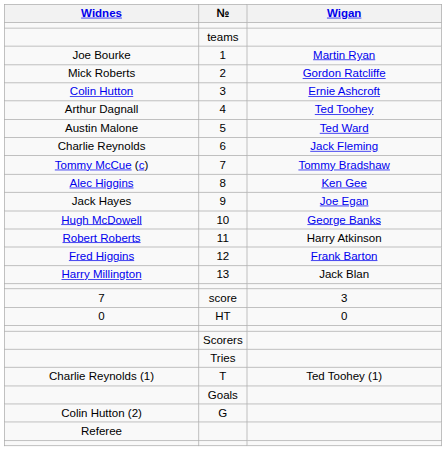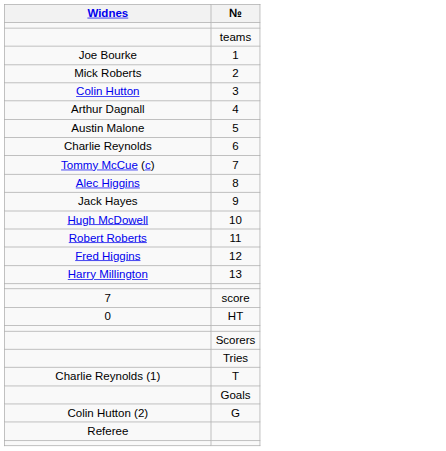- column: (344, 13)
